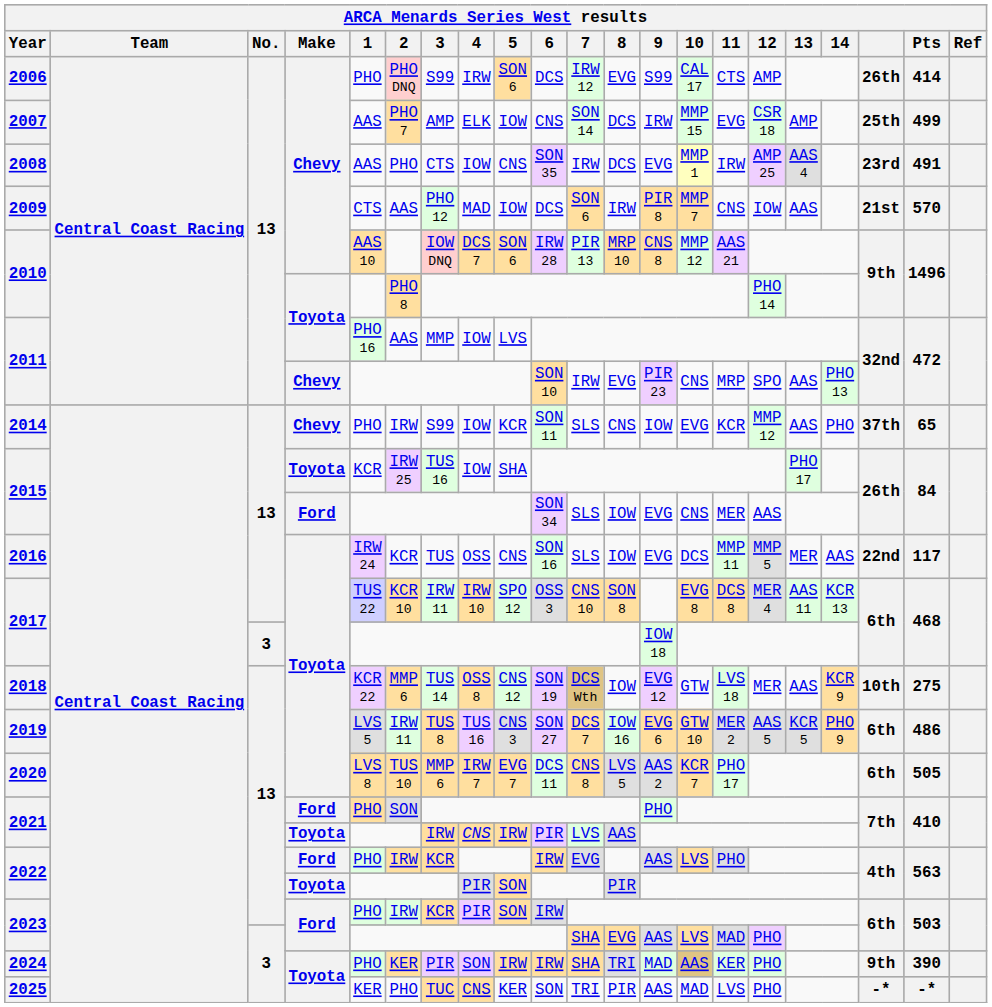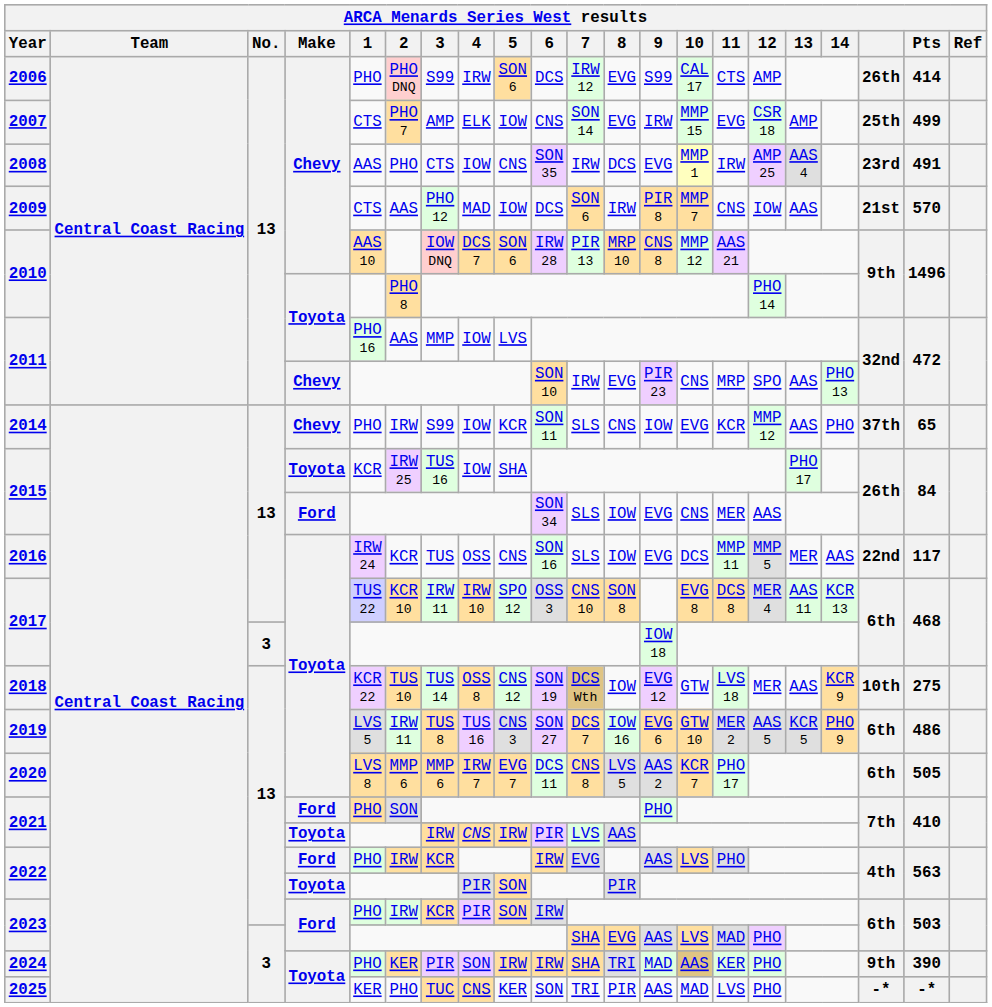(367, 121) AAS -> (367, 121) CTS
(622, 121) DCS -> (622, 121) EVG
(404, 686) MMP 6 -> (404, 686) TUS 10
(404, 774) TUS 10 -> (404, 774) MMP 6
